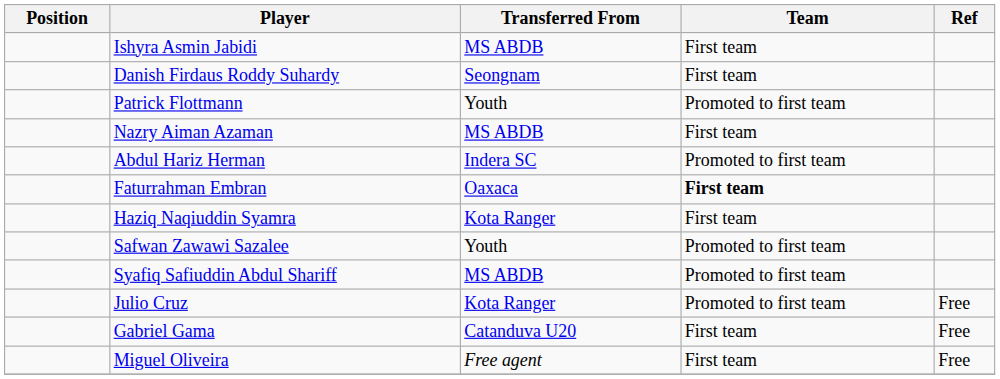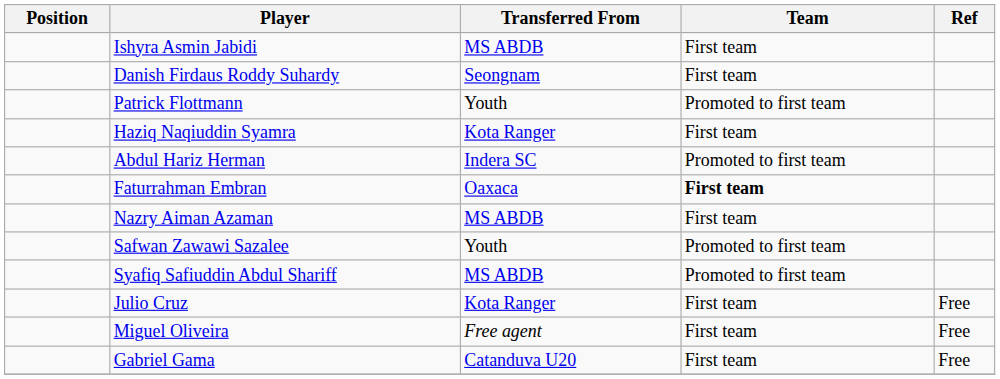rows swapped: (193, 132) <-> (205, 217)
(765, 302) Promoted to first team -> (721, 302) First team
rows swapped: (164, 331) <-> (171, 359)
